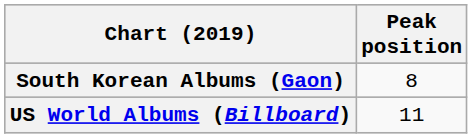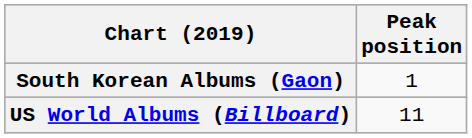(412, 81) 8 -> (412, 81) 1
